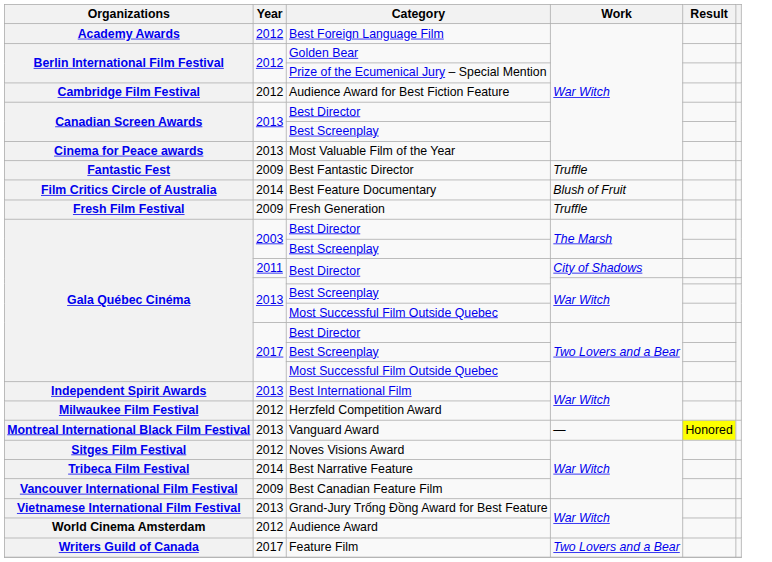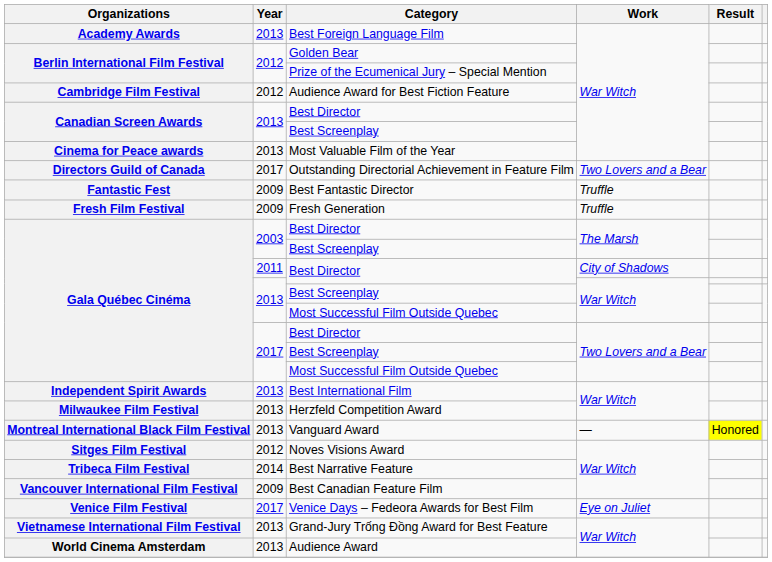(270, 33) 2012 -> (270, 33) 2013
+ row: (431, 170)
- row: (363, 190)
(270, 410) 2012 -> (270, 410) 2013
+ row: (411, 508)
(270, 527) 2012 -> (270, 547) 2013
- row: (324, 547)
